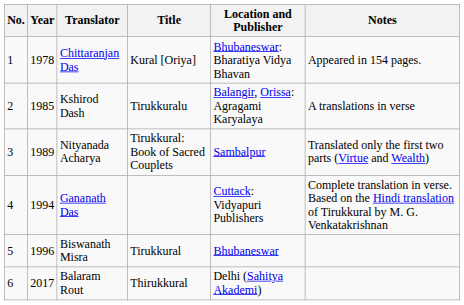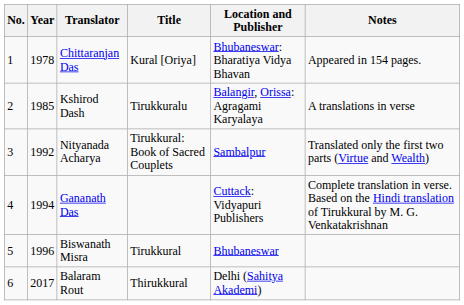(42, 152) 1989 -> (42, 152) 1992
